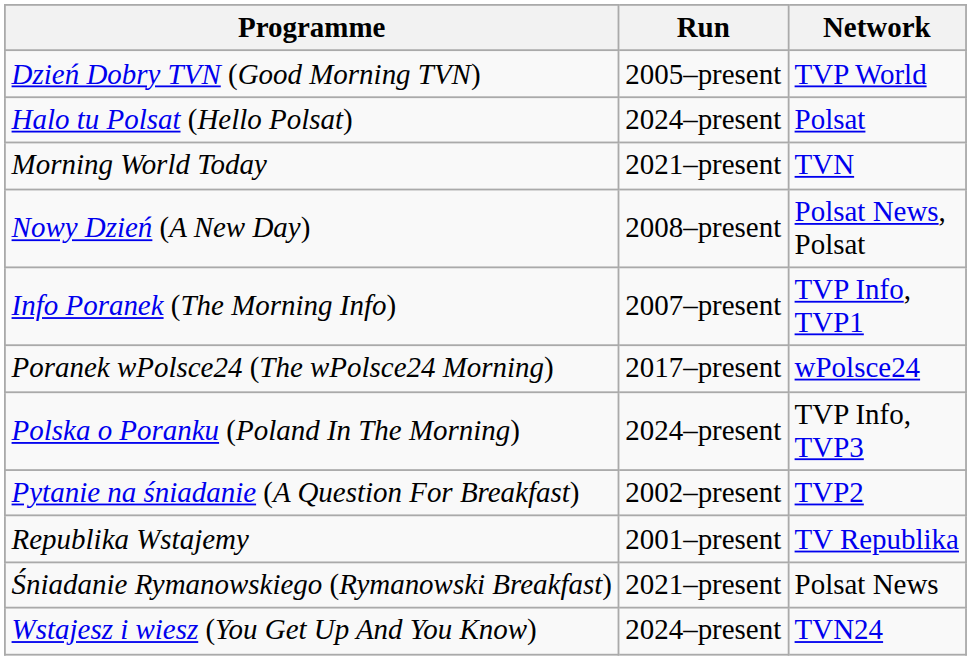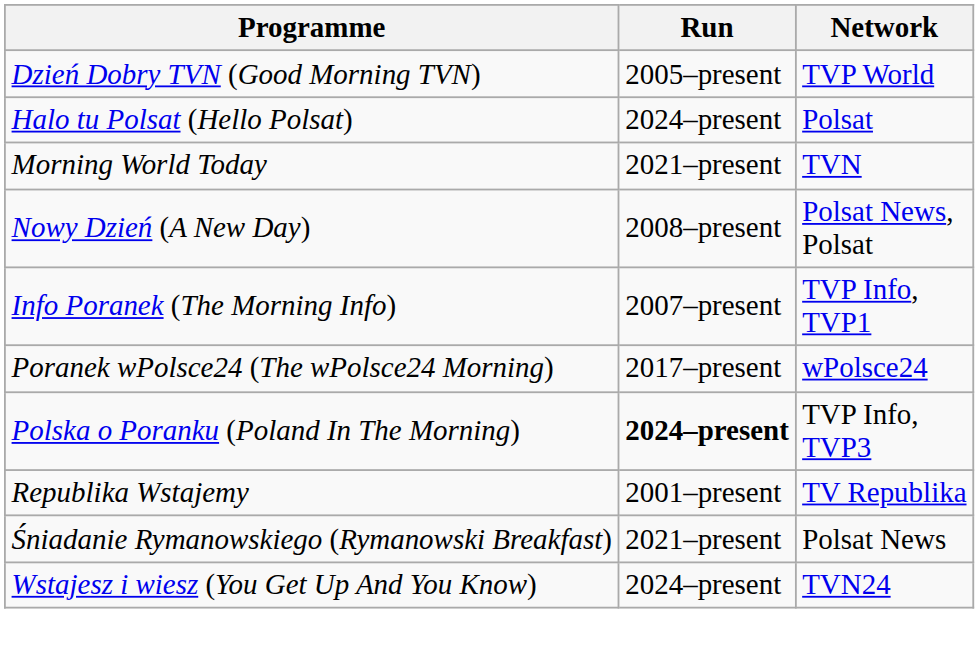(703, 430) normal -> (707, 430) bold
- row: (296, 492)
